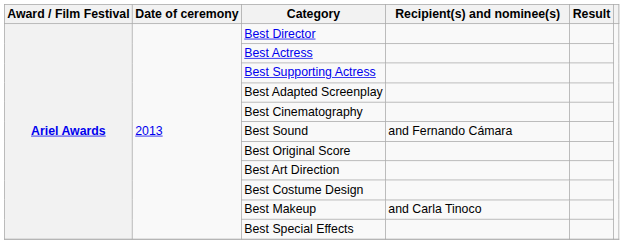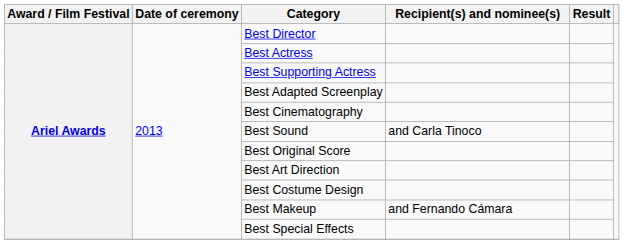(450, 131) and Fernando Cámara -> (435, 131) and Carla Tinoco
(435, 209) and Carla Tinoco -> (450, 209) and Fernando Cámara
